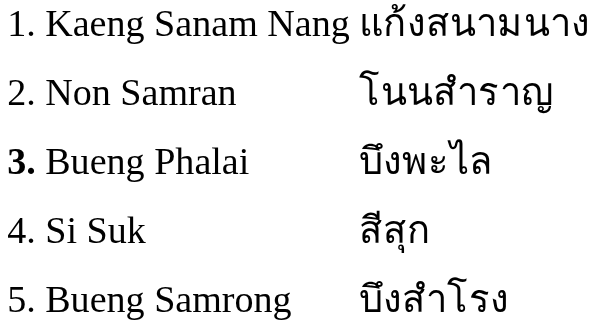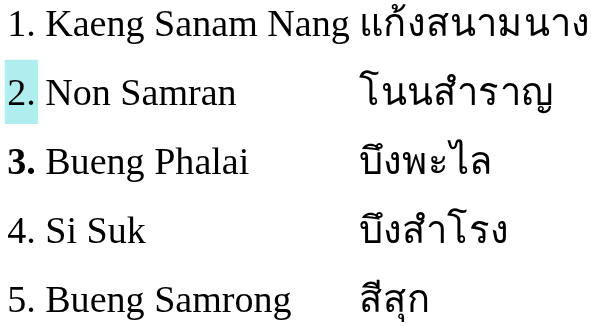(21, 91) no background -> (21, 91) paleturquoise background
(395, 230) สีสุก -> (434, 230) บึงสำโรง
(434, 299) บึงสำโรง -> (395, 299) สีสุก
